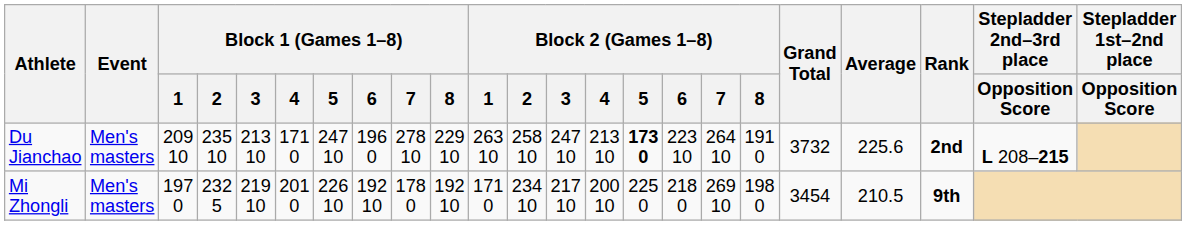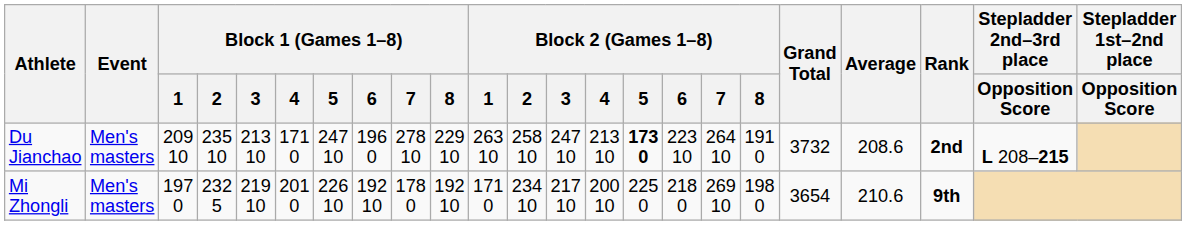(881, 147) 225.6 -> (881, 147) 208.6
(810, 196) 3454 -> (810, 196) 3654
(881, 196) 210.5 -> (881, 196) 210.6
